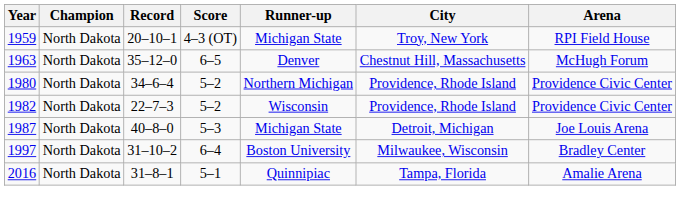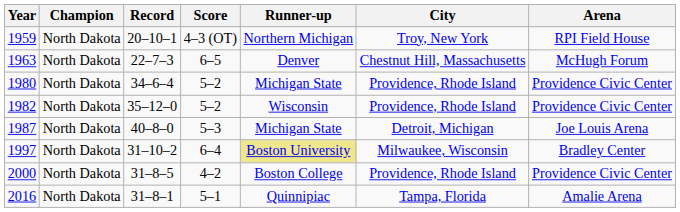(298, 38) Michigan State -> (298, 38) Northern Michigan
(152, 60) 35–12–0 -> (152, 60) 22–7–3
(298, 83) Northern Michigan -> (298, 83) Michigan State
(152, 106) 22–7–3 -> (152, 106) 35–12–0
(298, 151) no background -> (298, 151) khaki background
+ row: (22, 173)
